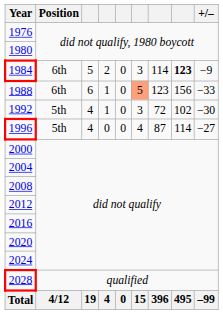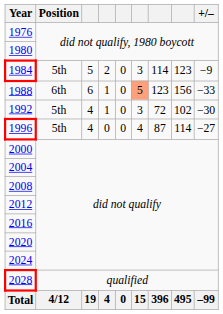(59, 70) 6th -> (59, 70) 5th
(183, 70) bold -> (183, 70) normal
